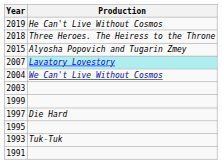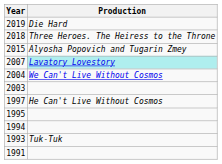(96, 24) He Can't Live Without Cosmos -> (48, 24) Die Hard
- row: (16, 101)
(48, 114) Die Hard -> (96, 101) He Can't Live Without Cosmos
+ row: (16, 127)
